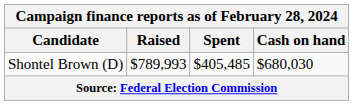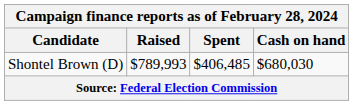(222, 64) $405,485 -> (222, 64) $406,485
